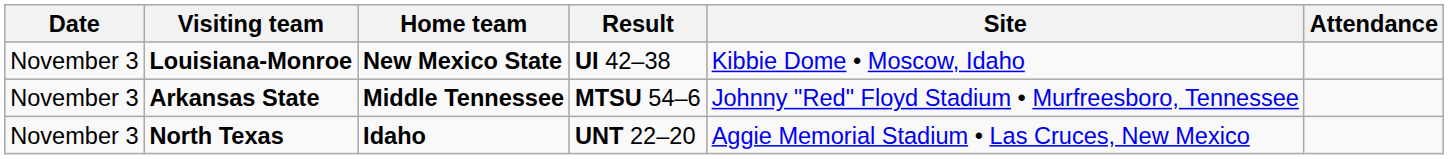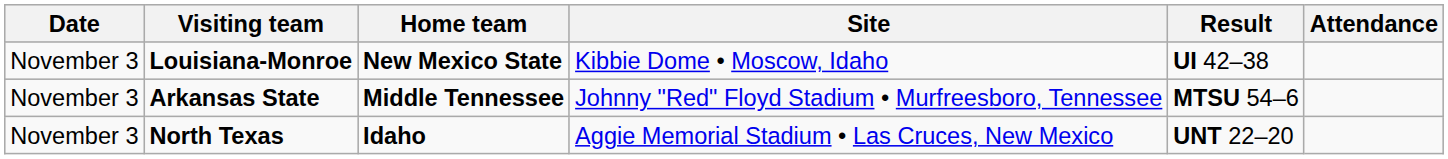columns swapped: (1005, 24) <-> (638, 24)
